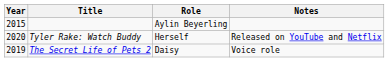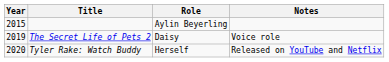rows swapped: (90, 50) <-> (85, 37)
